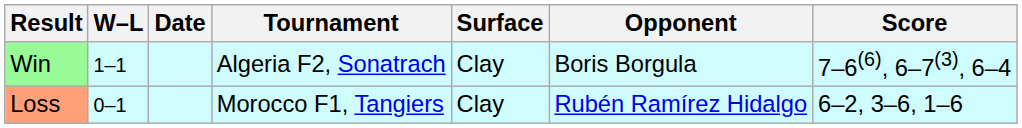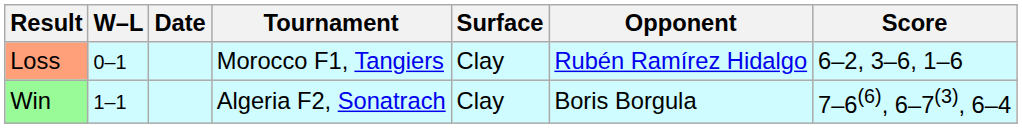rows swapped: (35, 104) <-> (31, 64)
